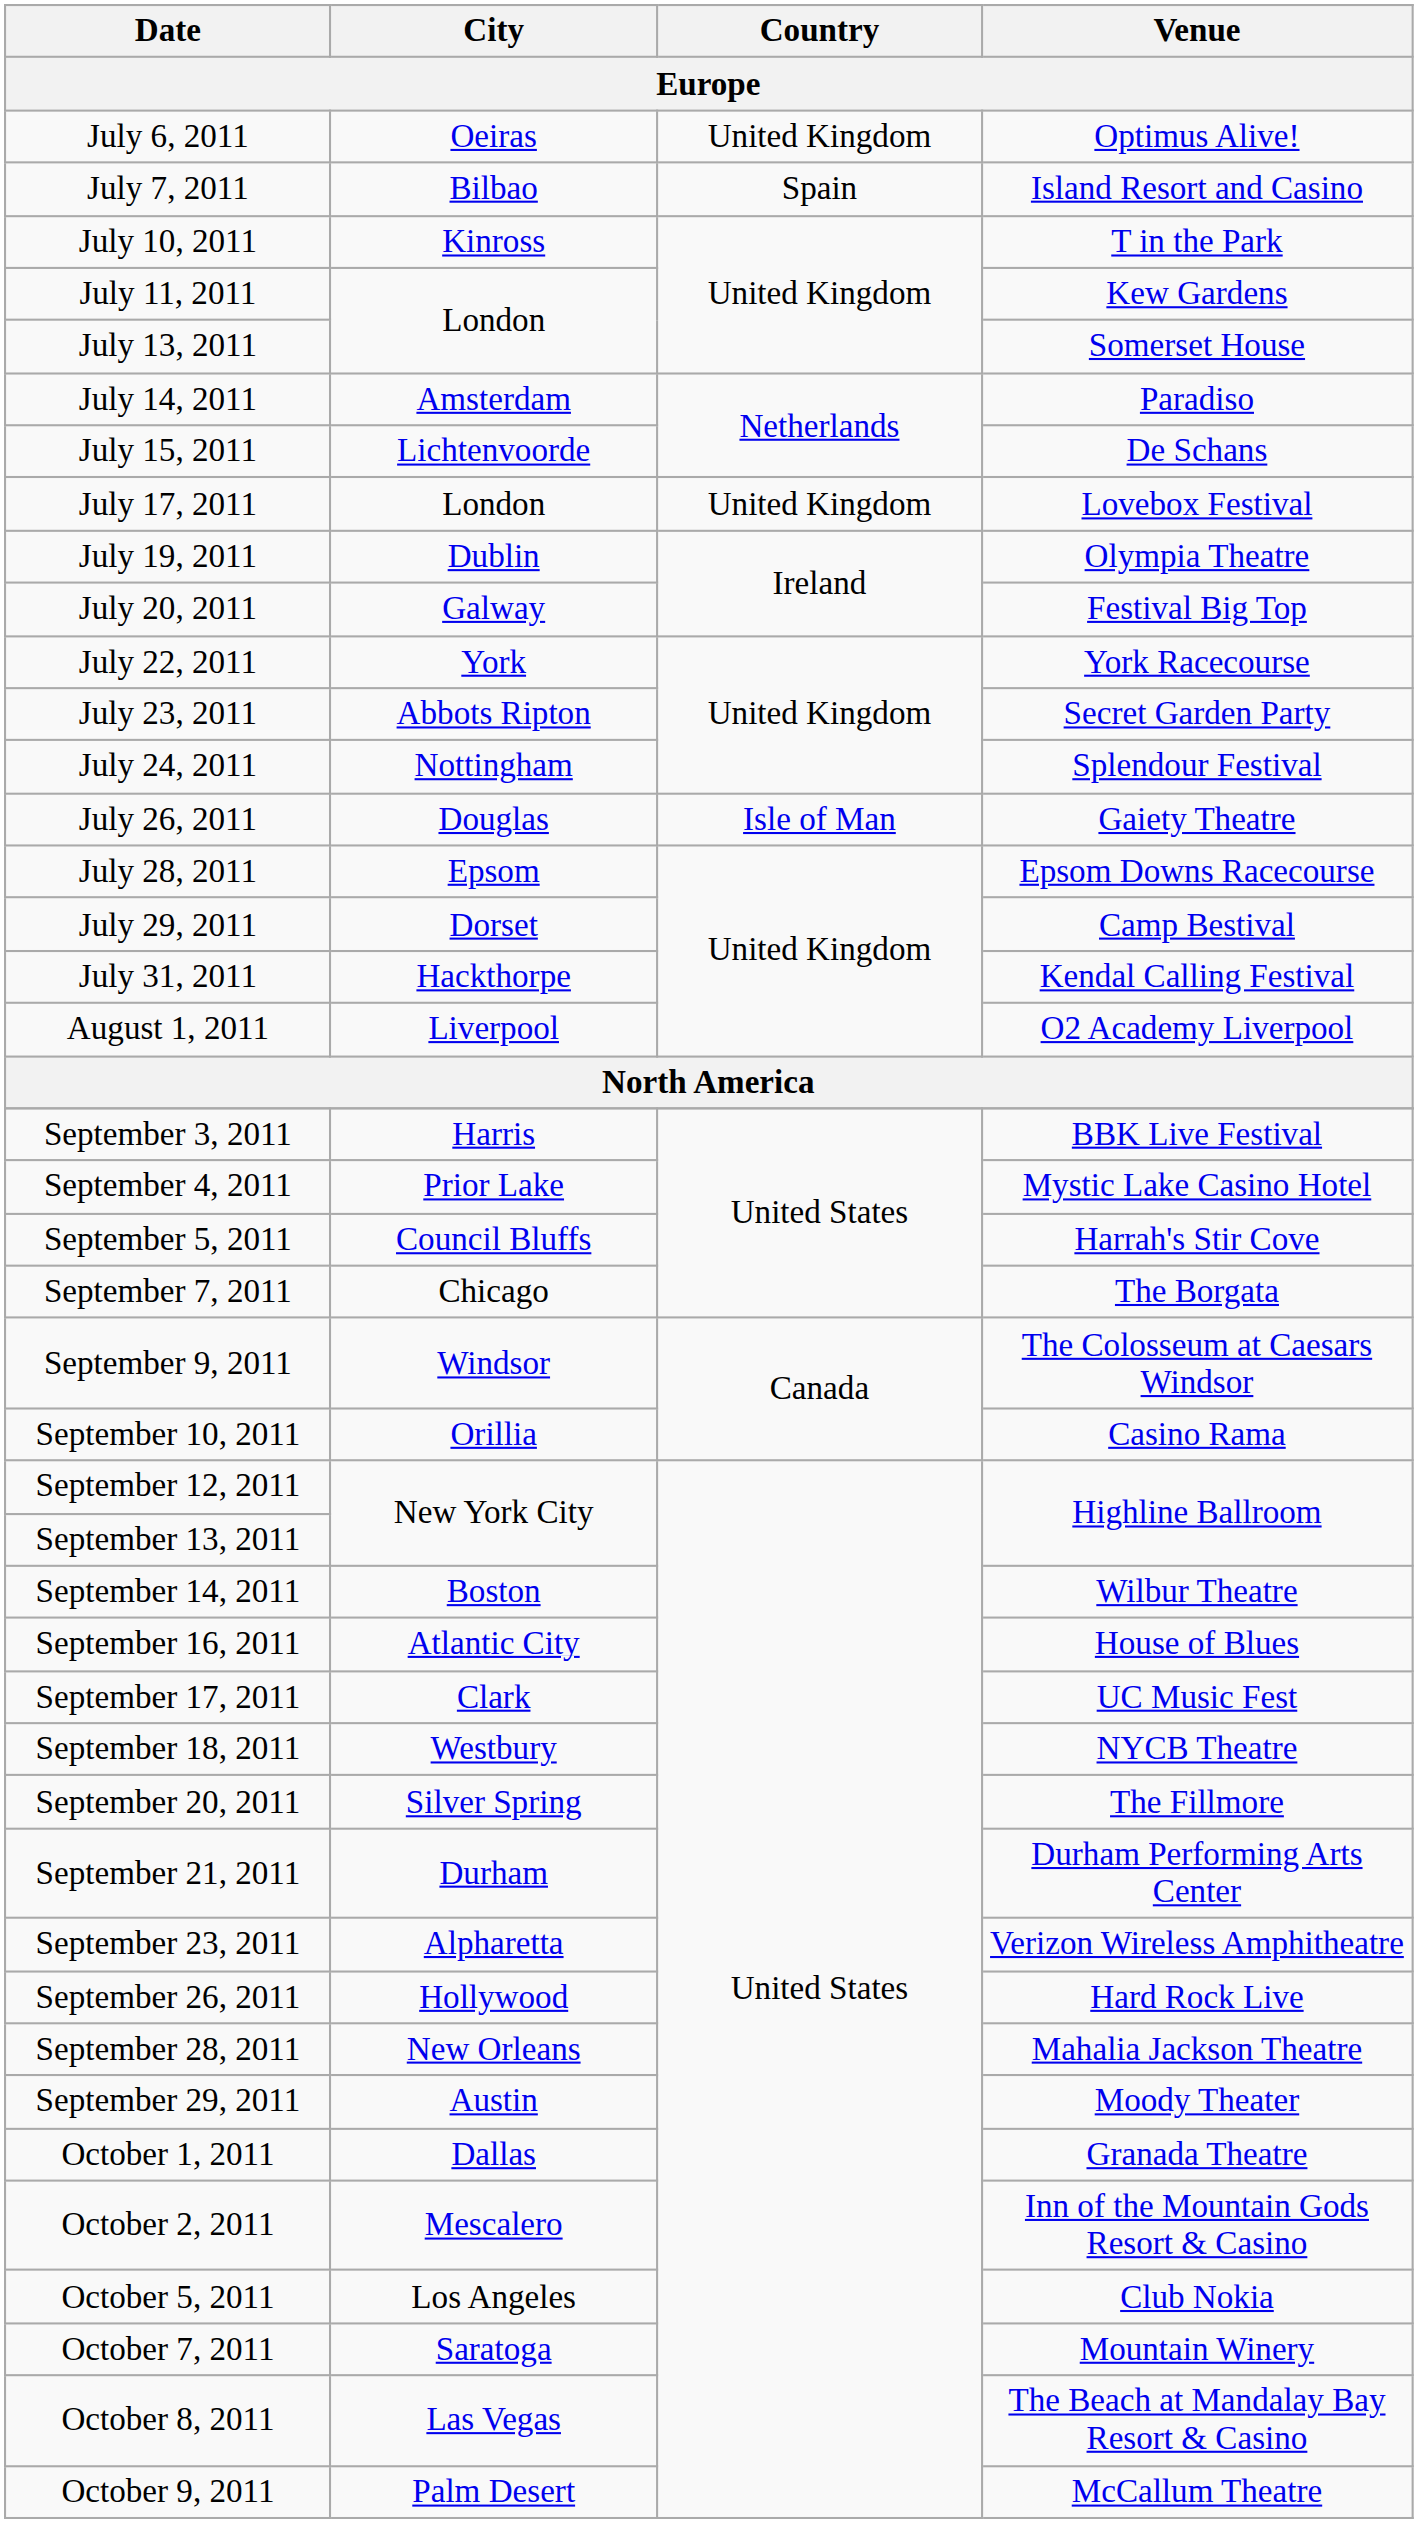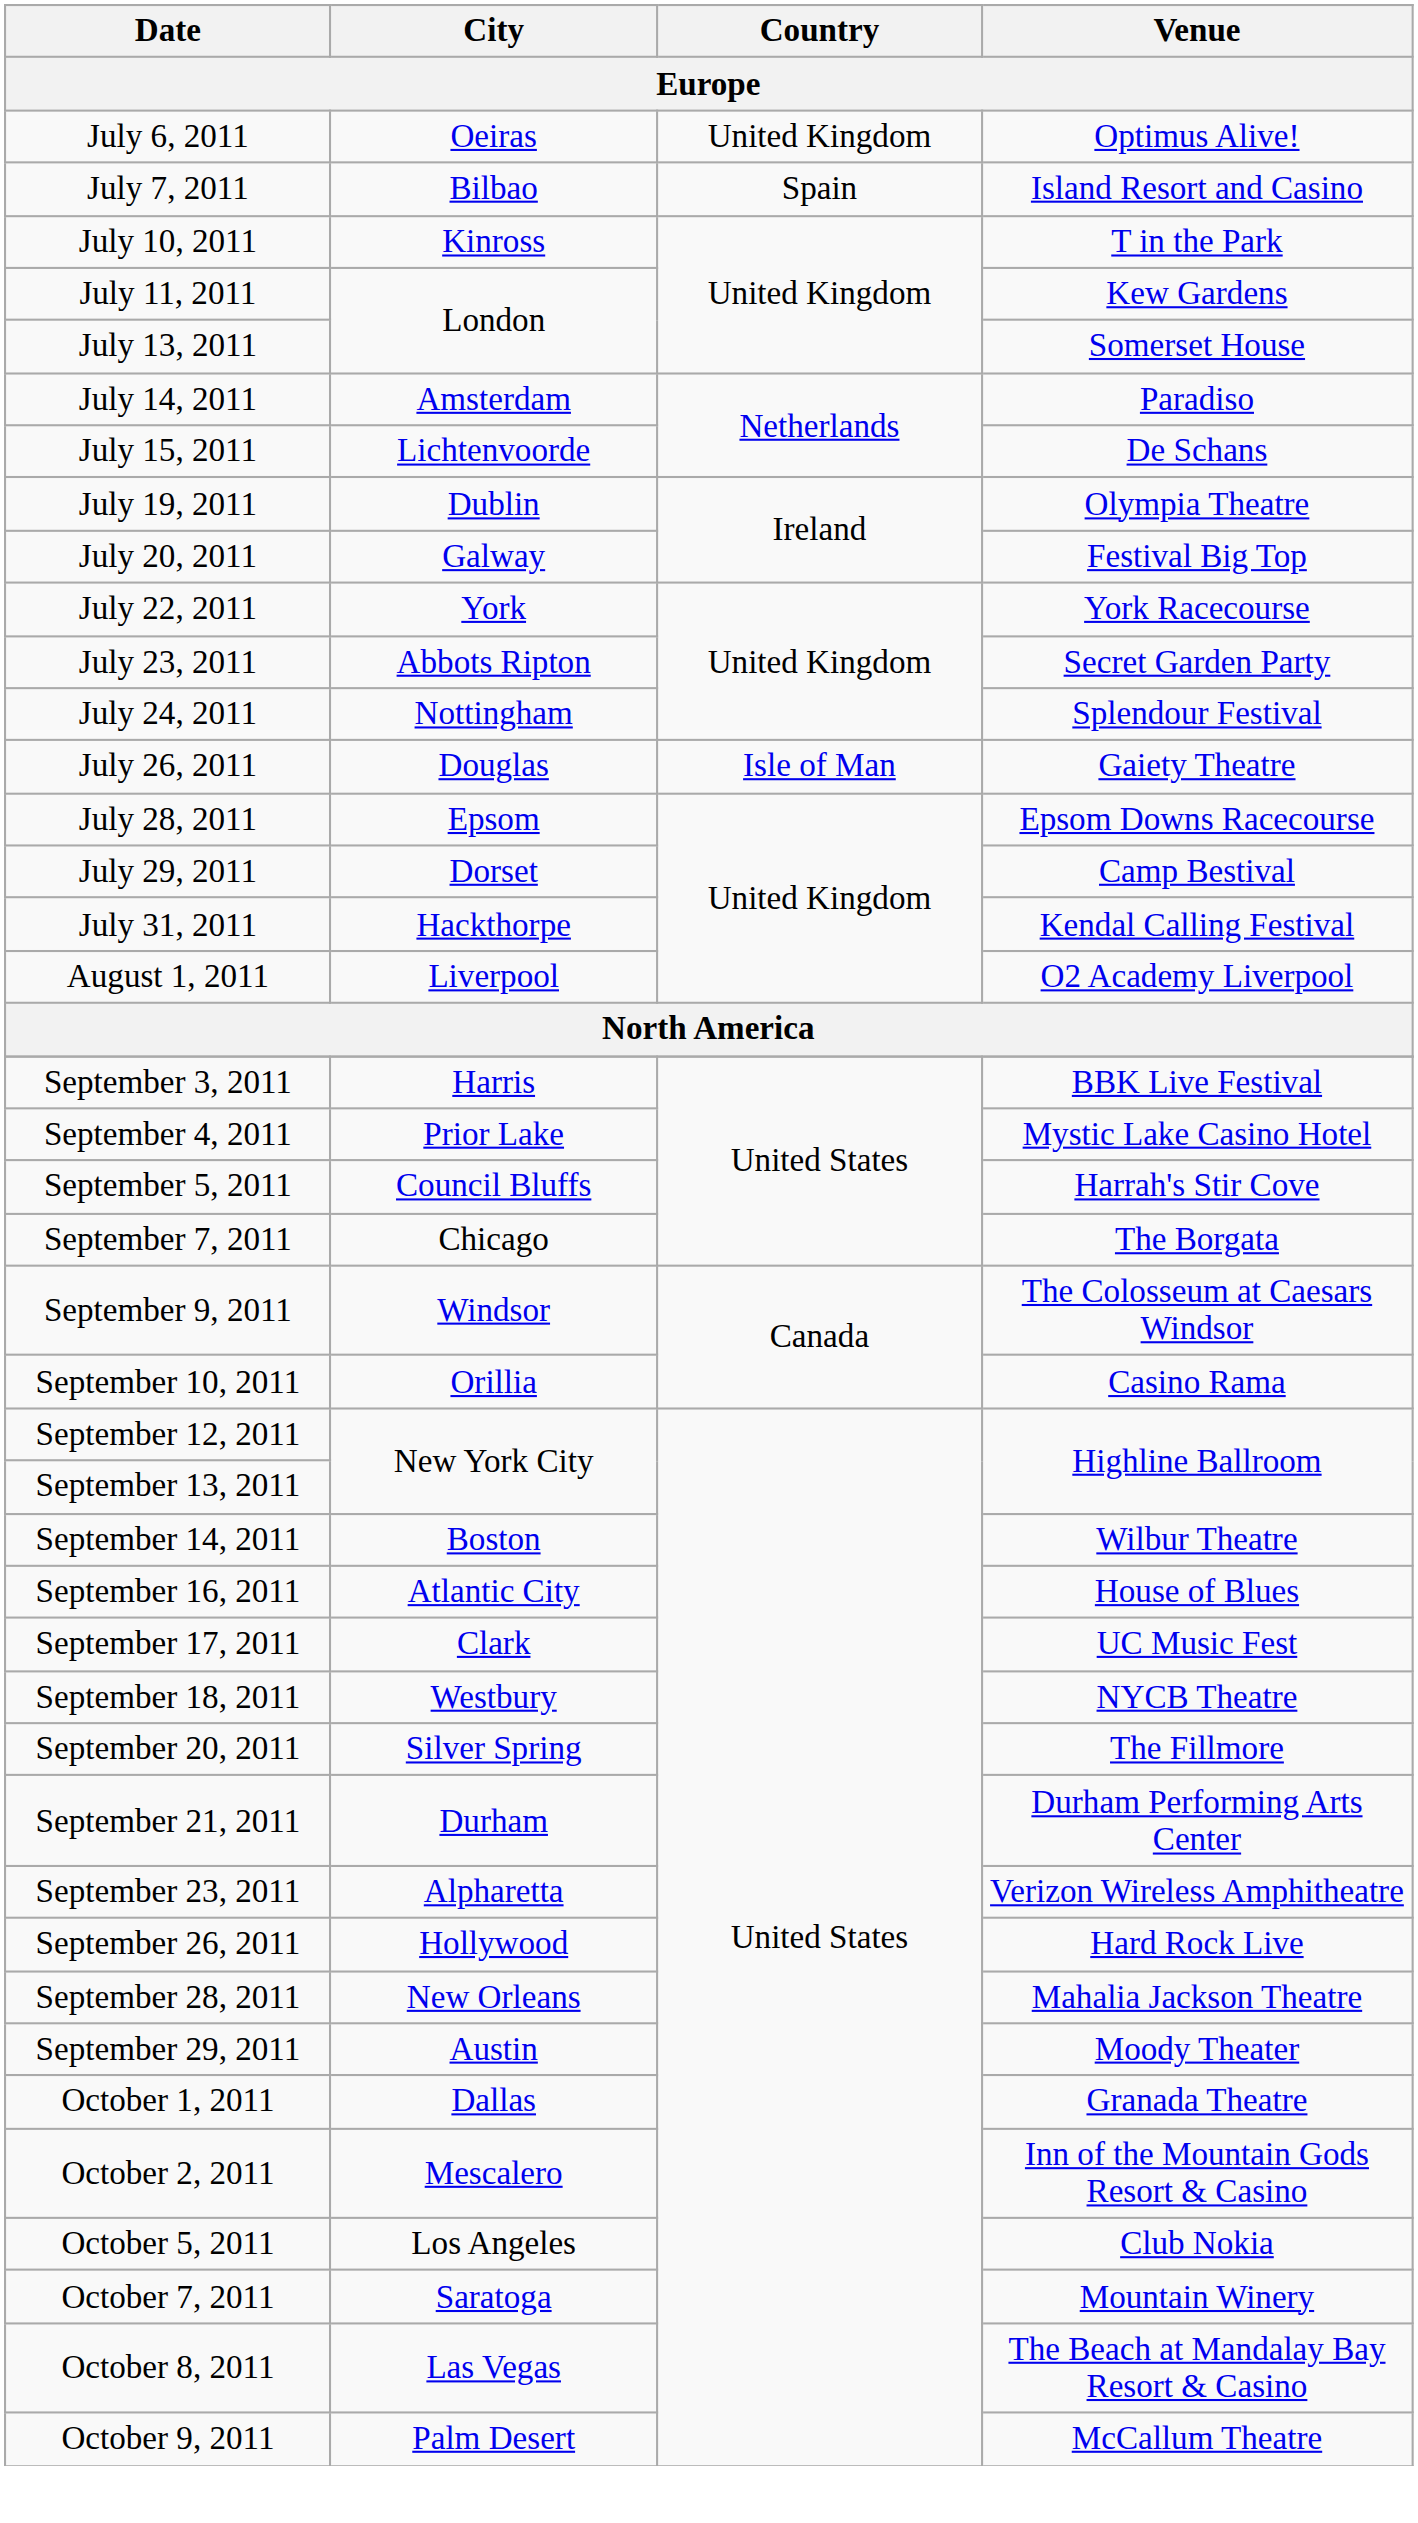- row: (168, 503)
